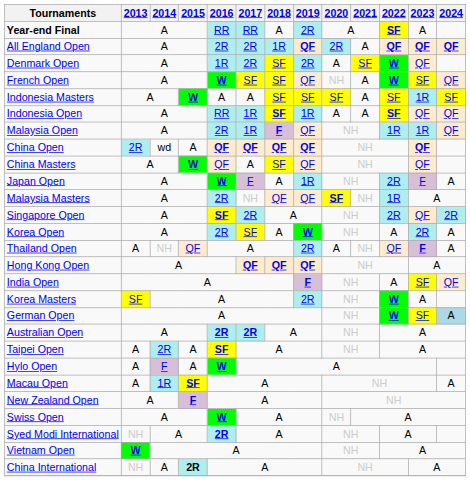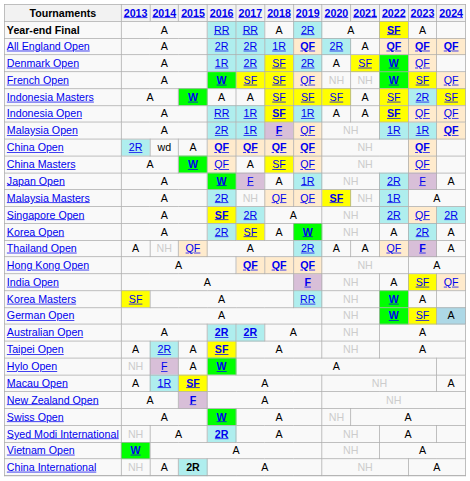(365, 81) A -> (365, 81) NH
(422, 97) 1R -> (422, 97) 2R
(451, 131) normal -> (451, 131) bold
(365, 249) NH -> (365, 249) A
(308, 299) 2R -> (308, 299) RR
(136, 367) A -> (136, 367) NH
